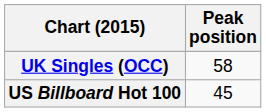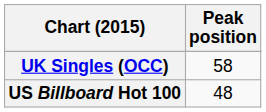(223, 93) 45 -> (223, 93) 48
